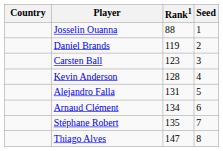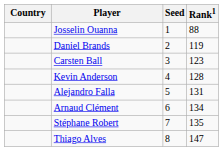columns swapped: (178, 13) <-> (206, 13)
